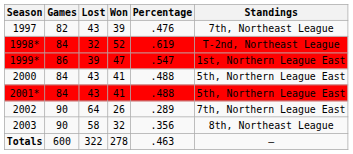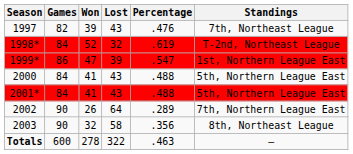columns swapped: (119, 12) <-> (93, 12)
